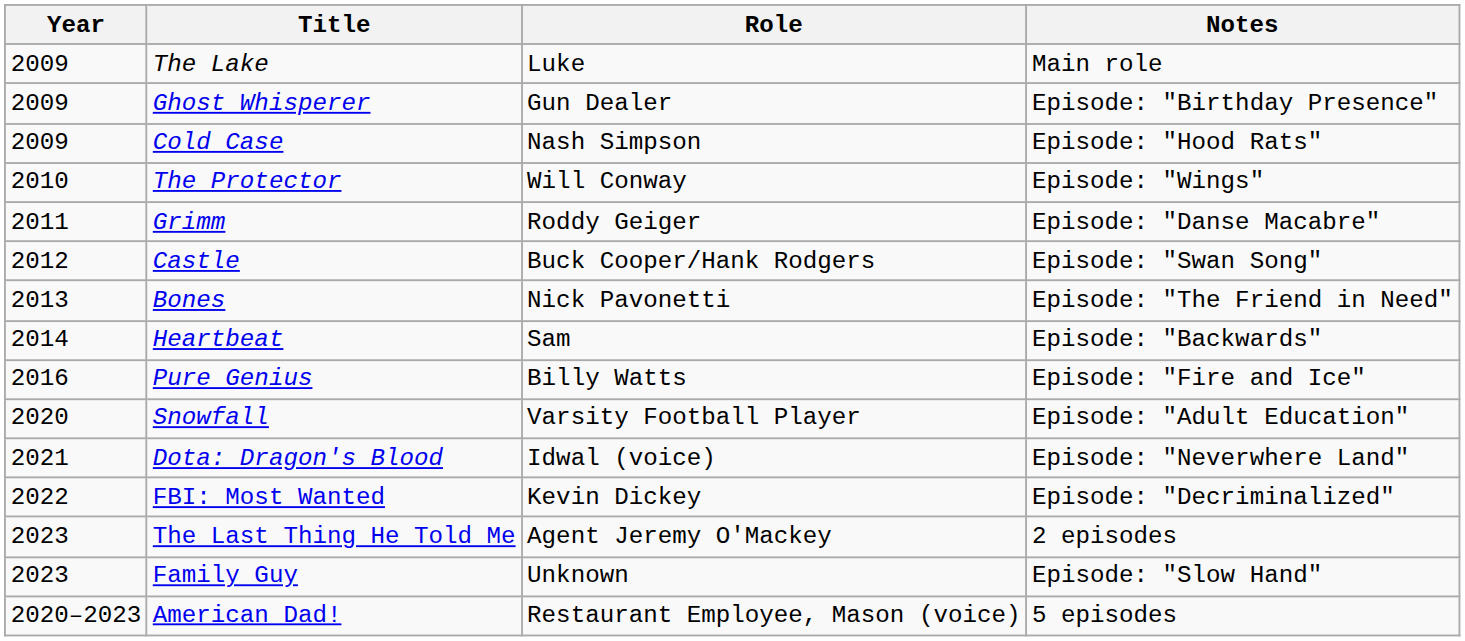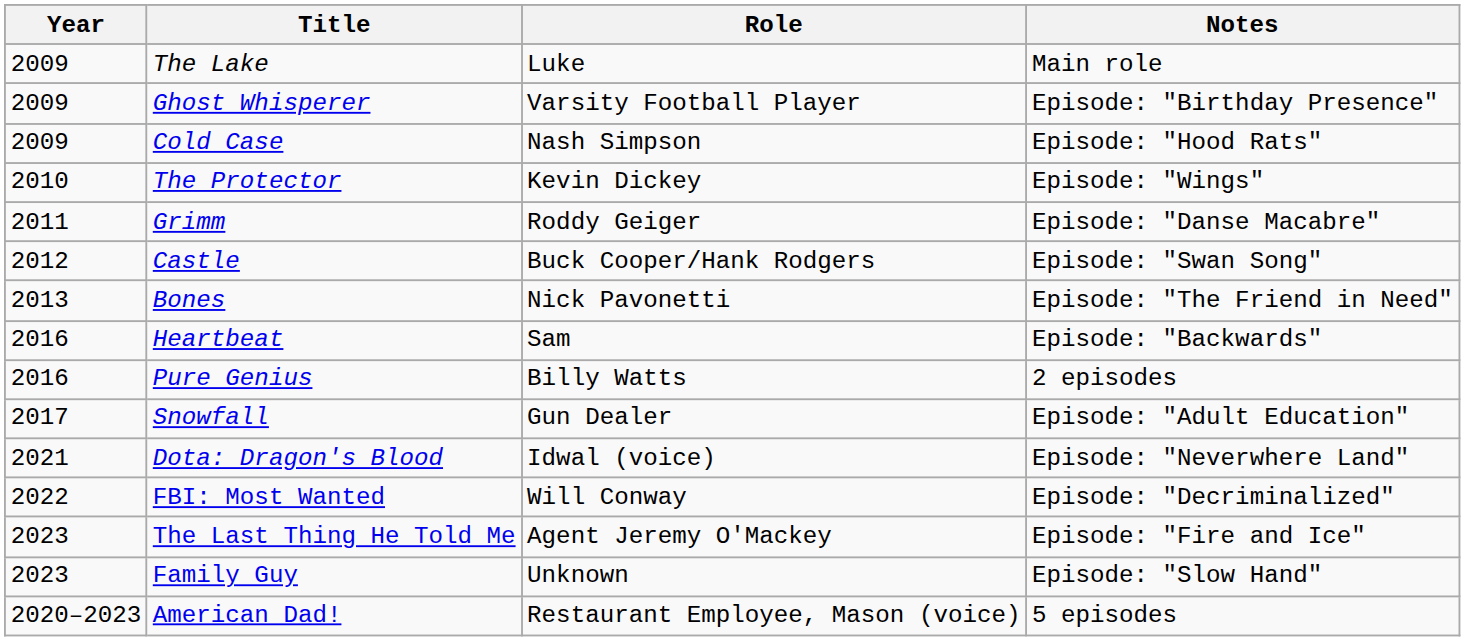(600, 103) Gun Dealer -> (694, 103) Varsity Football Player
(607, 182) Will Conway -> (614, 182) Kevin Dickey
(40, 340) 2014 -> (40, 340) 2016
(1199, 379) Episode: "Fire and Ice" -> (1105, 379) 2 episodes
(40, 419) 2020 -> (40, 419) 2017
(694, 419) Varsity Football Player -> (600, 419) Gun Dealer
(614, 498) Kevin Dickey -> (607, 498) Will Conway
(1105, 537) 2 episodes -> (1199, 537) Episode: "Fire and Ice"
